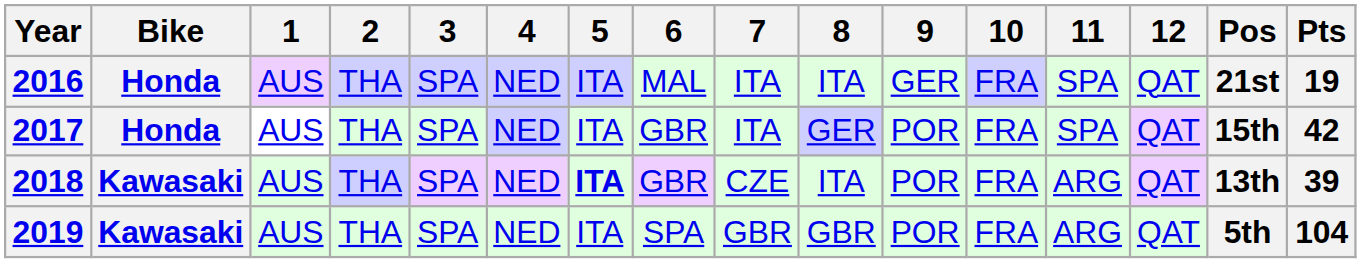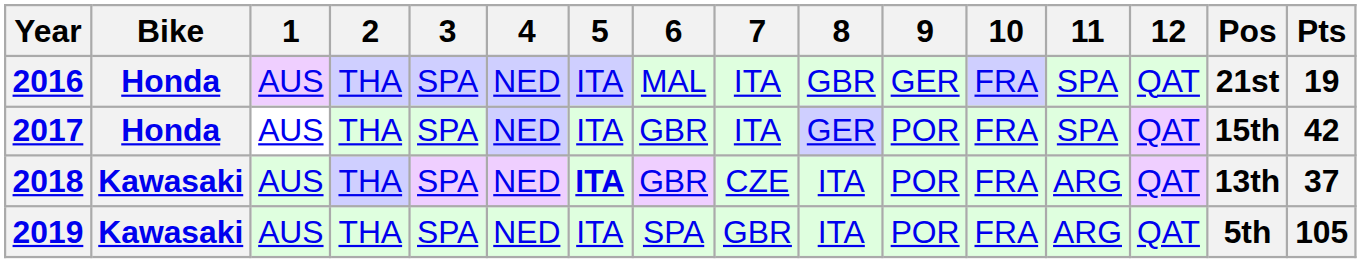(841, 81) ITA -> (841, 81) GBR
(1322, 181) 39 -> (1322, 181) 37
(841, 232) GBR -> (841, 232) ITA
(1322, 232) 104 -> (1322, 232) 105
